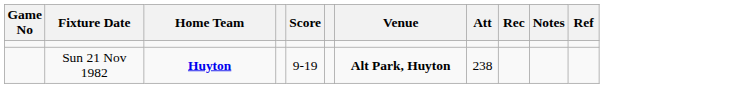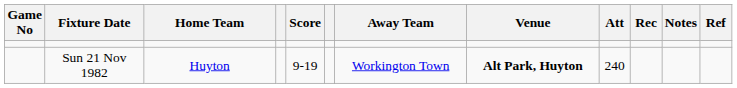+ column: (401, 22)
(210, 65) bold -> (210, 65) normal
(482, 65) 238 -> (615, 65) 240
